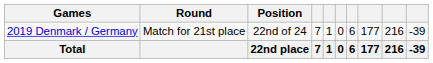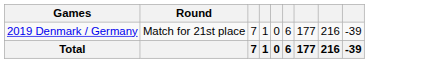- column: (280, 13)
